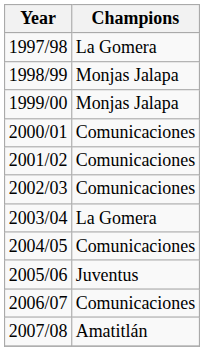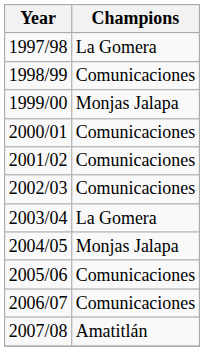(127, 75) Monjas Jalapa -> (135, 75) Comunicaciones
(135, 246) Comunicaciones -> (127, 246) Monjas Jalapa
(107, 274) Juventus -> (135, 274) Comunicaciones
